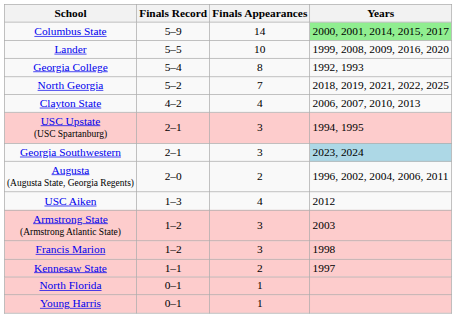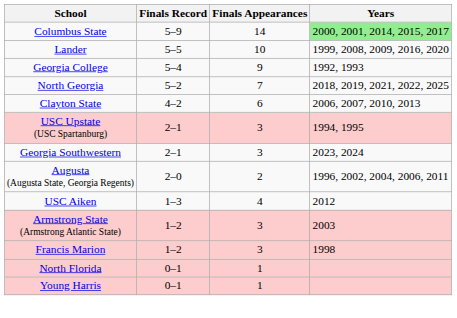(260, 67) 8 -> (260, 67) 9
(260, 103) 4 -> (260, 103) 6
(338, 152) lightblue background -> (338, 152) no background
- row: (70, 268)
